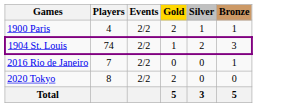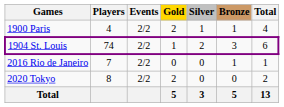+ column: (265, 12)
